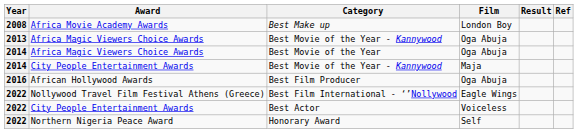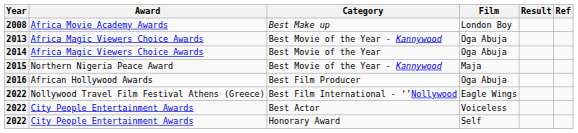(17, 66) 2014 -> (17, 66) 2015
(112, 66) City People Entertainment Awards -> (102, 66) Northern Nigeria Peace Award
(102, 121) Northern Nigeria Peace Award -> (112, 121) City People Entertainment Awards
